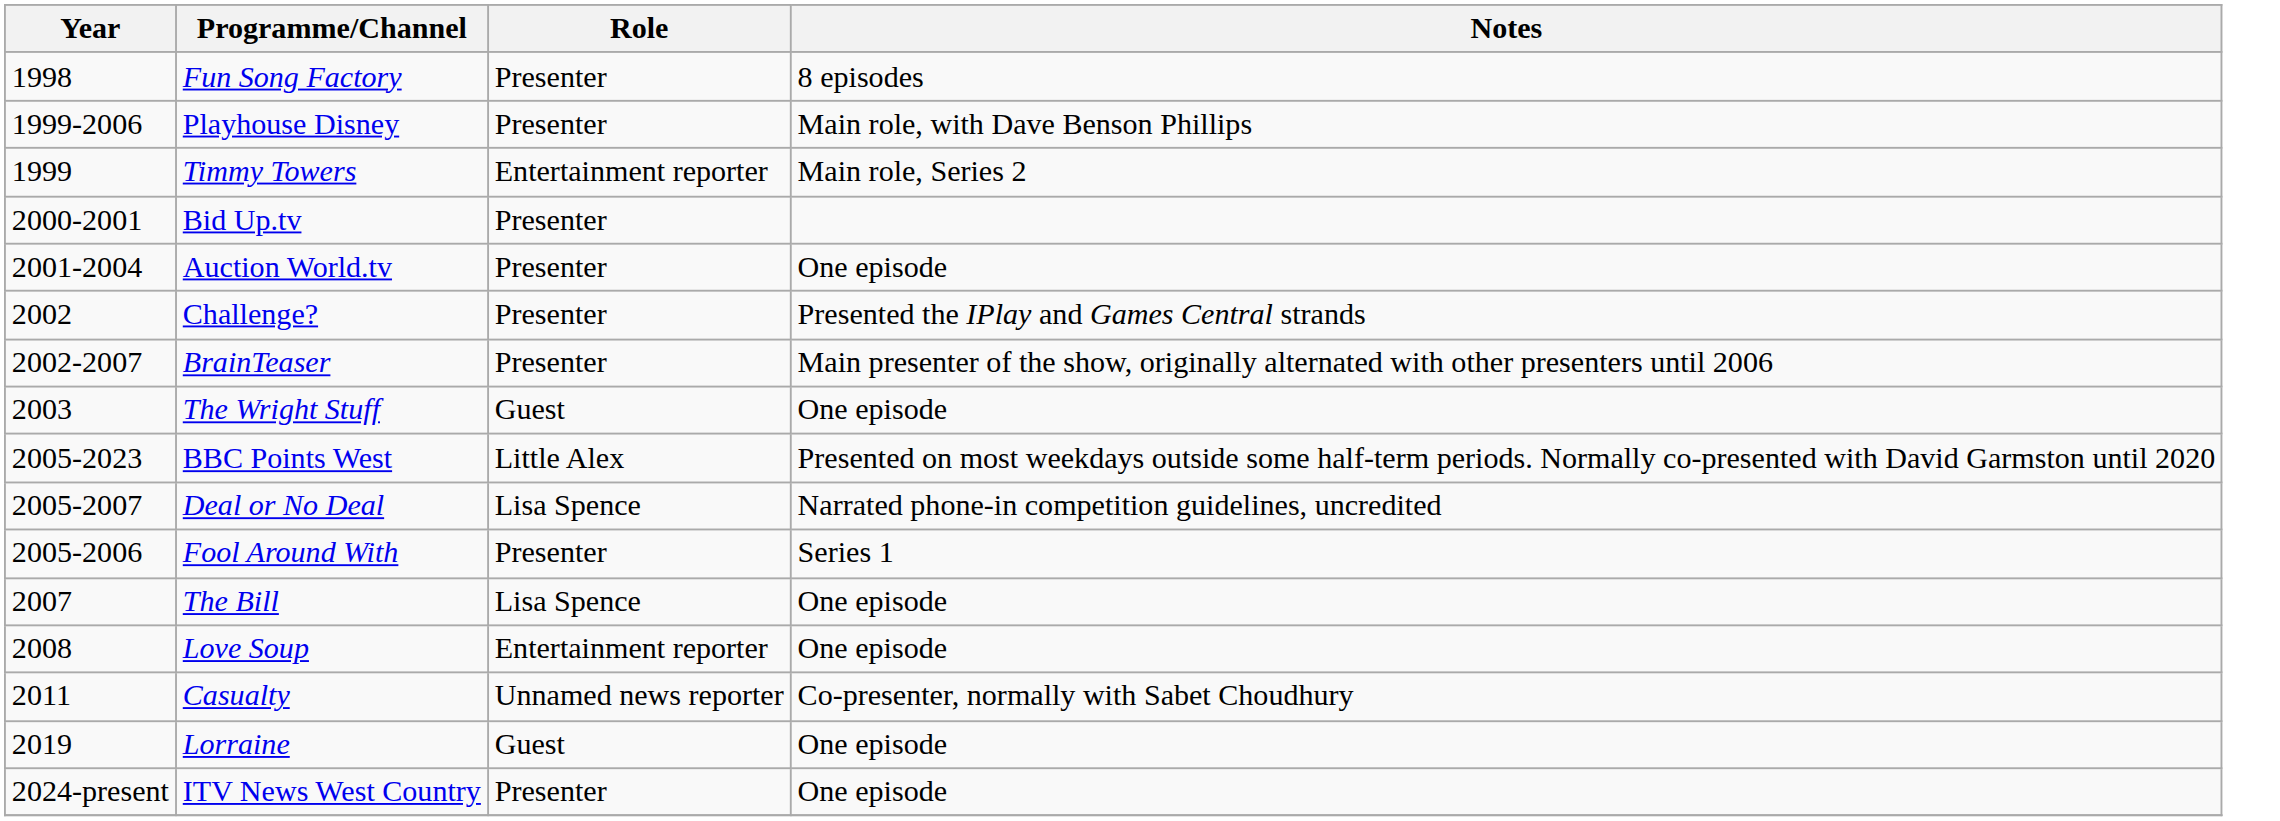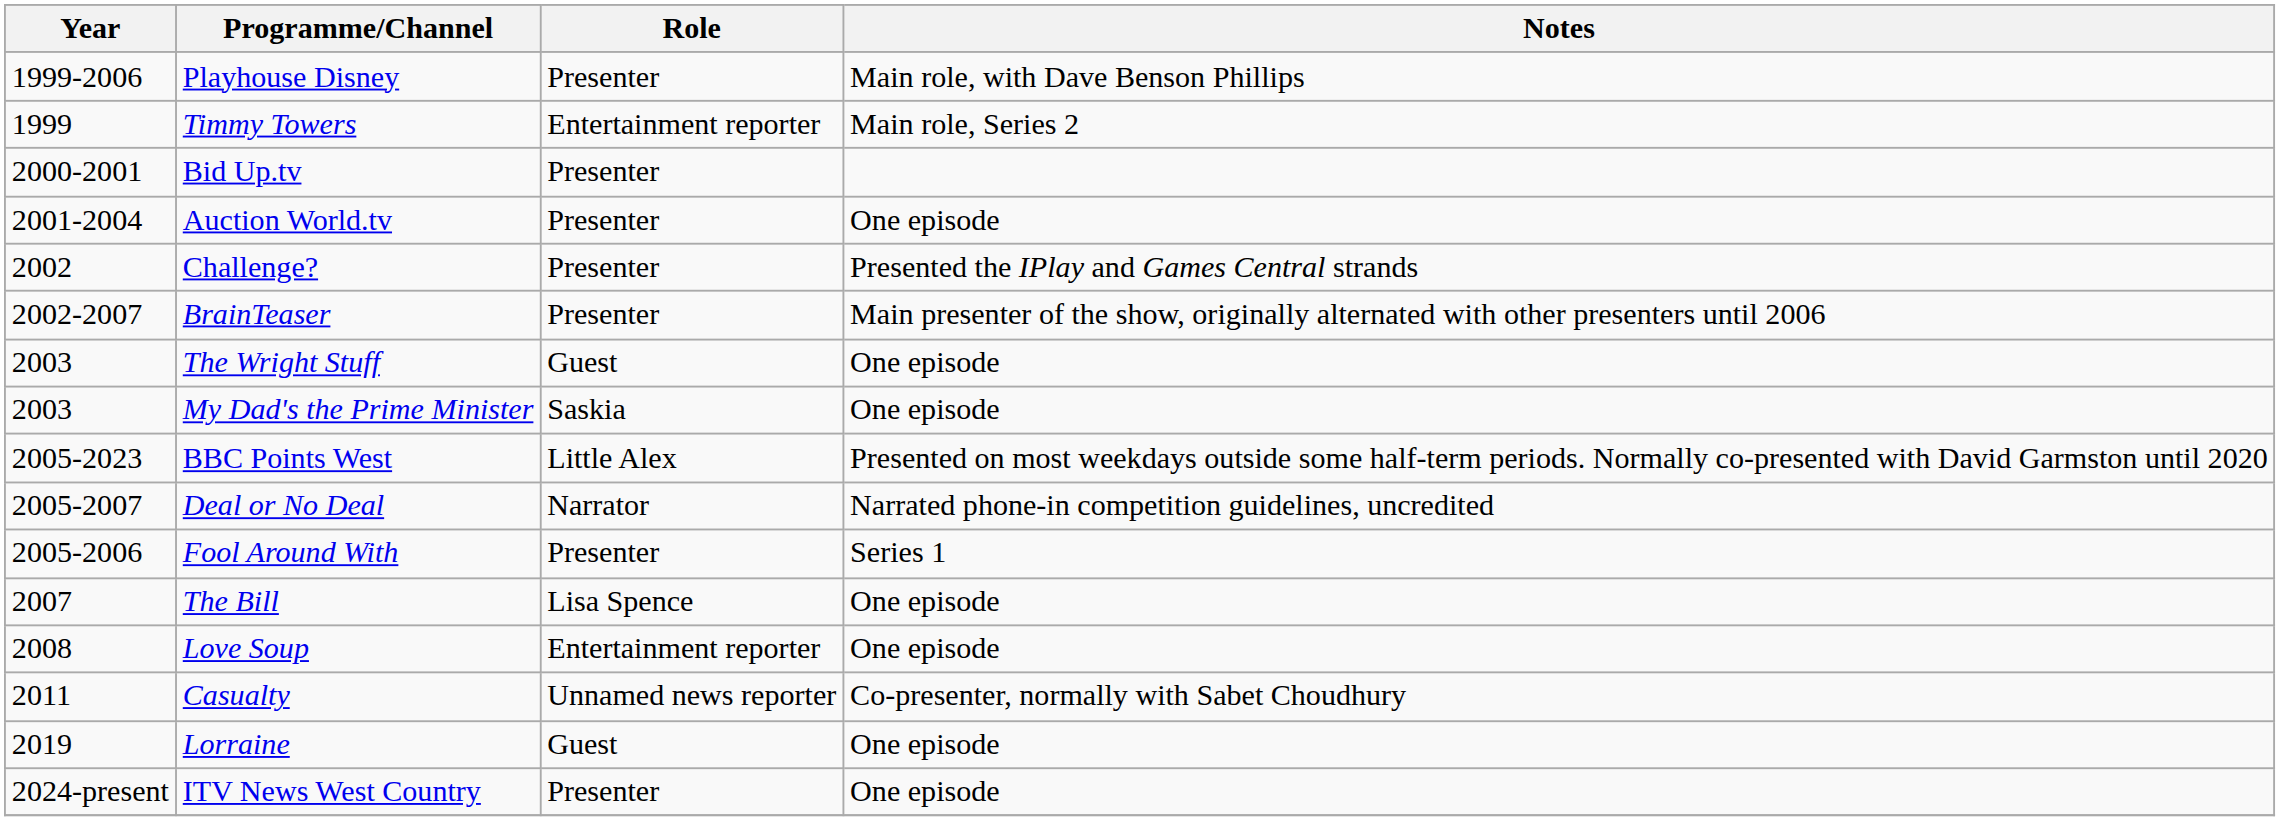- row: (292, 76)
+ row: (358, 409)
(568, 505) Lisa Spence -> (598, 505) Narrator
